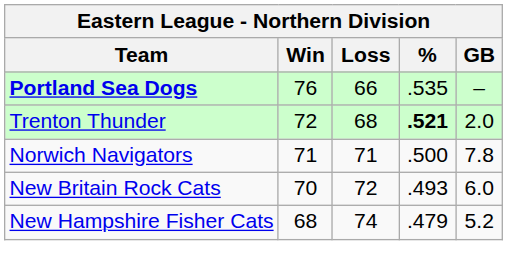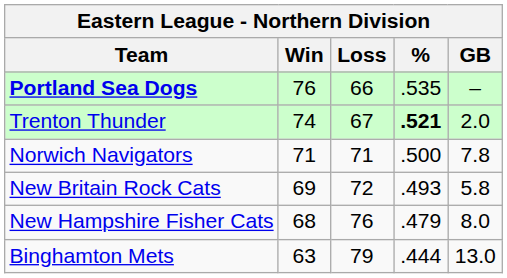(306, 121) 72 -> (304, 121) 74
(366, 121) 68 -> (362, 121) 67
(306, 188) 70 -> (304, 188) 69
(479, 188) 6.0 -> (475, 188) 5.8
(366, 222) 74 -> (362, 222) 76
(479, 222) 5.2 -> (475, 222) 8.0
+ row: (92, 255)
